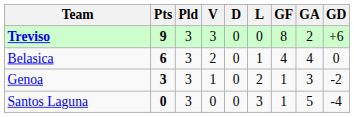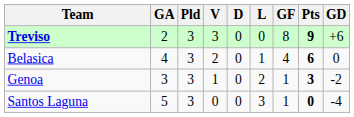columns swapped: (163, 15) <-> (310, 15)
